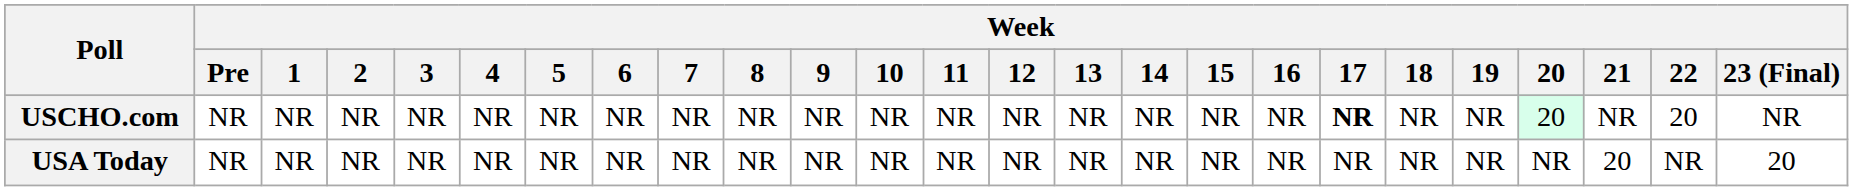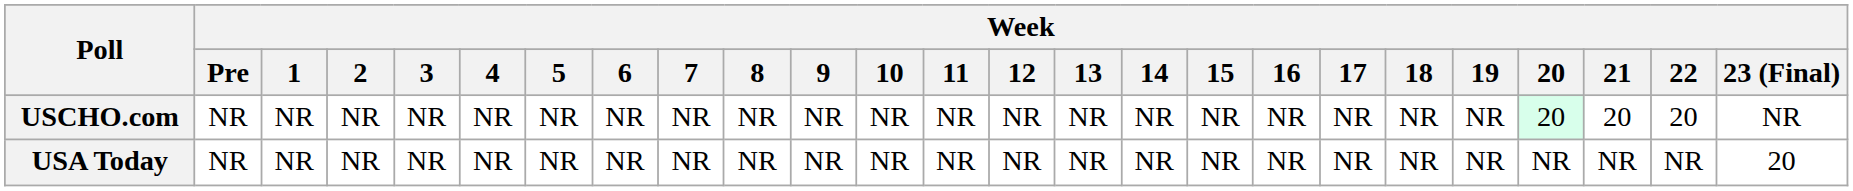(1353, 116) bold -> (1353, 116) normal
(1617, 116) NR -> (1617, 116) 20
(1617, 161) 20 -> (1617, 161) NR
